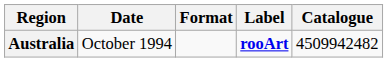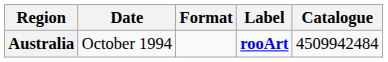(337, 43) 4509942482 -> (337, 43) 4509942484
